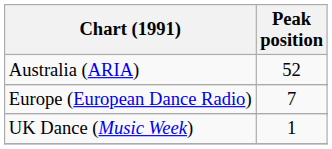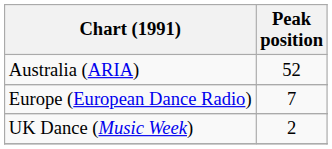(292, 128) 1 -> (292, 128) 2
